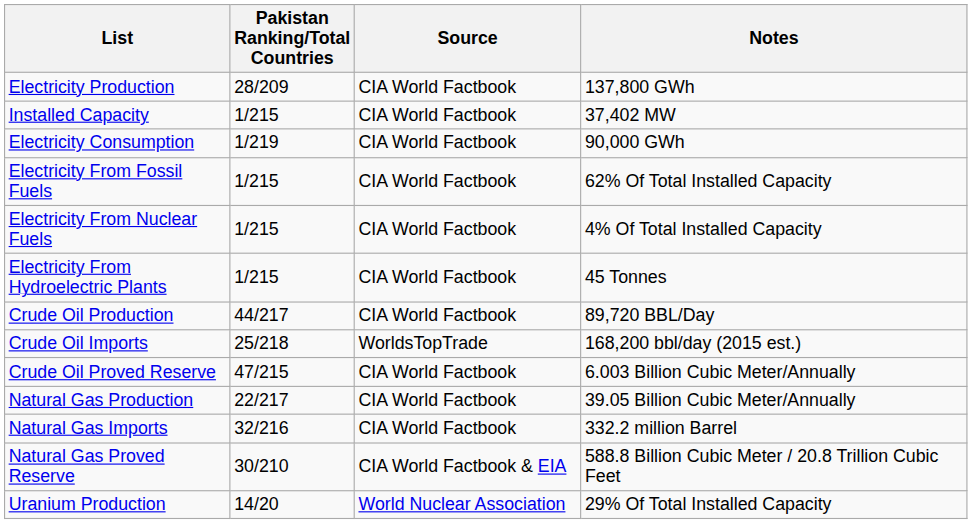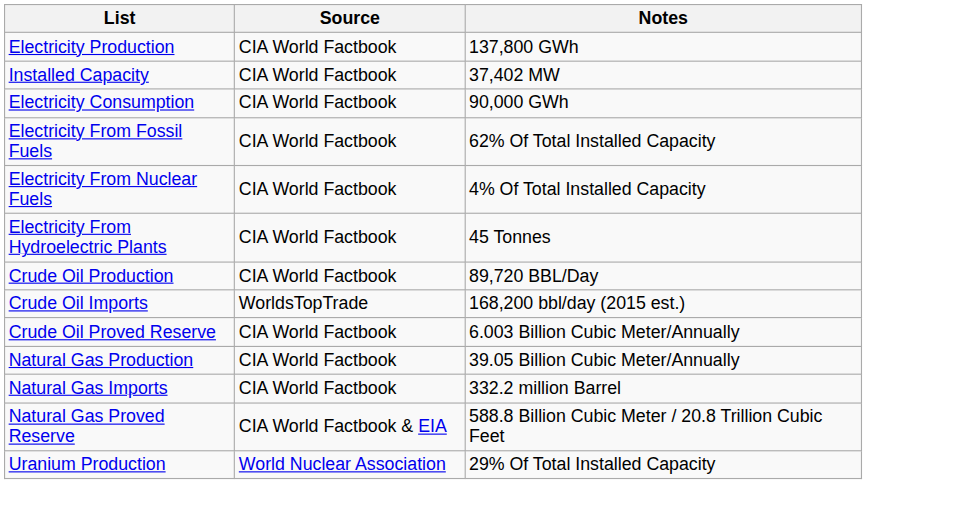- column: (292, 38)
